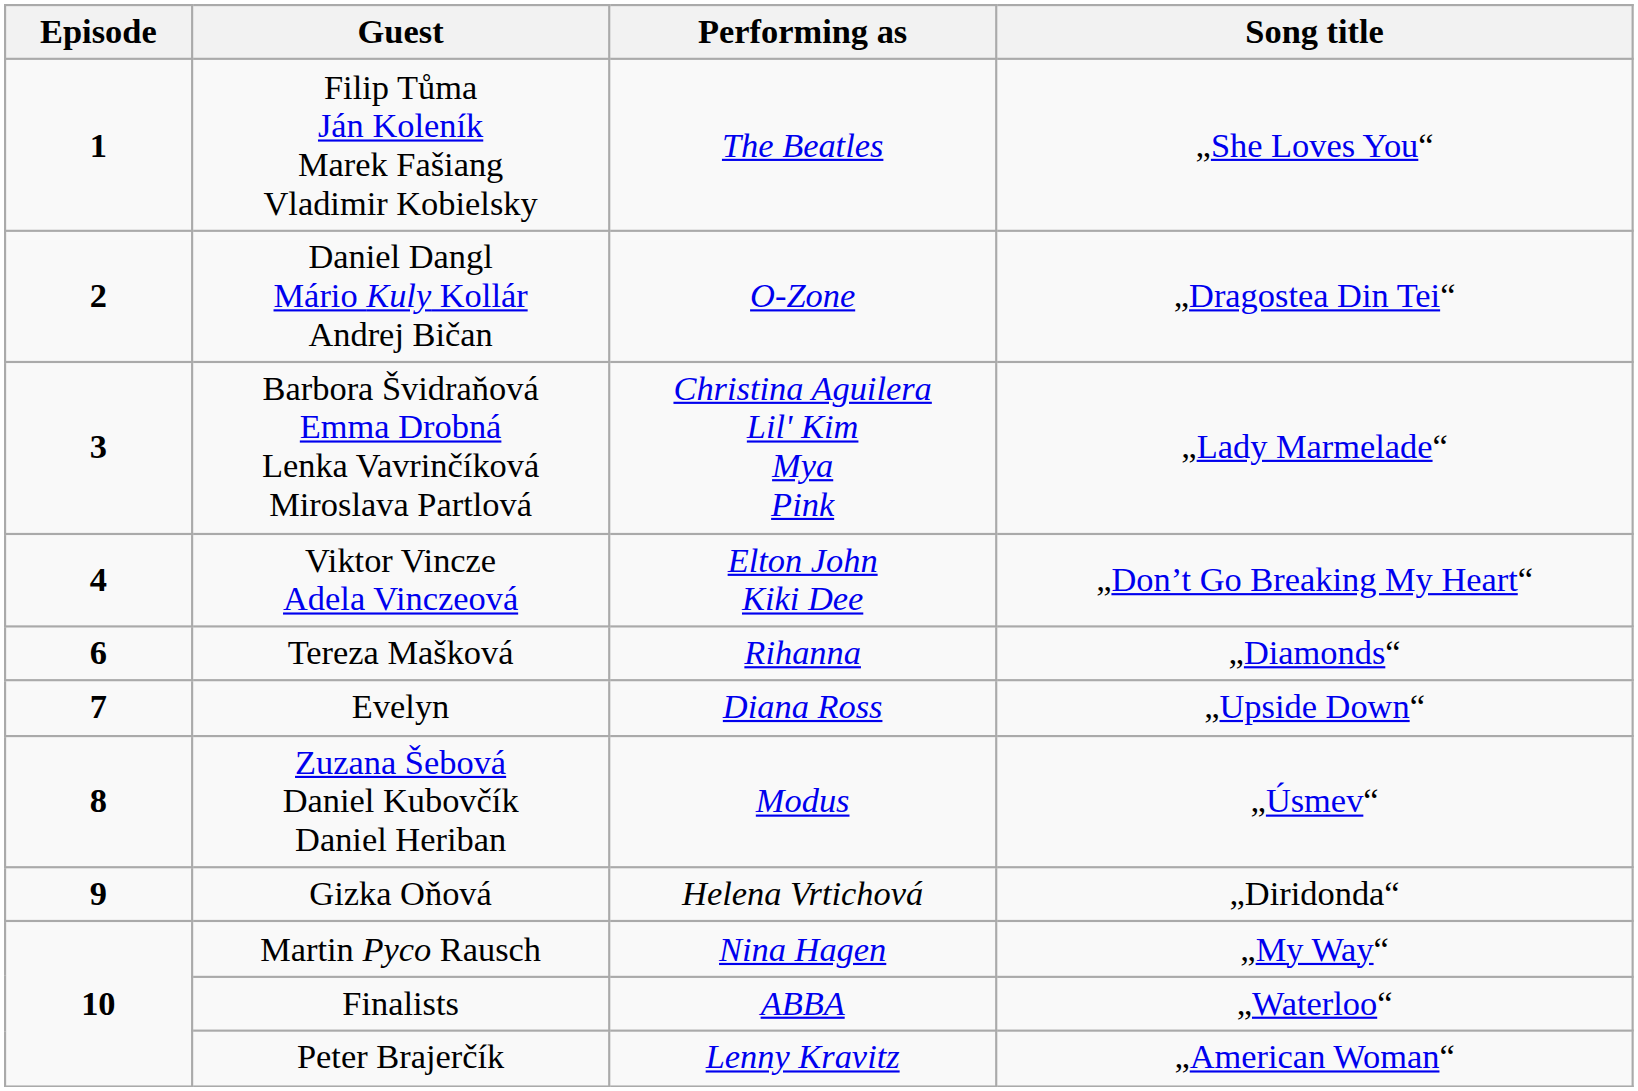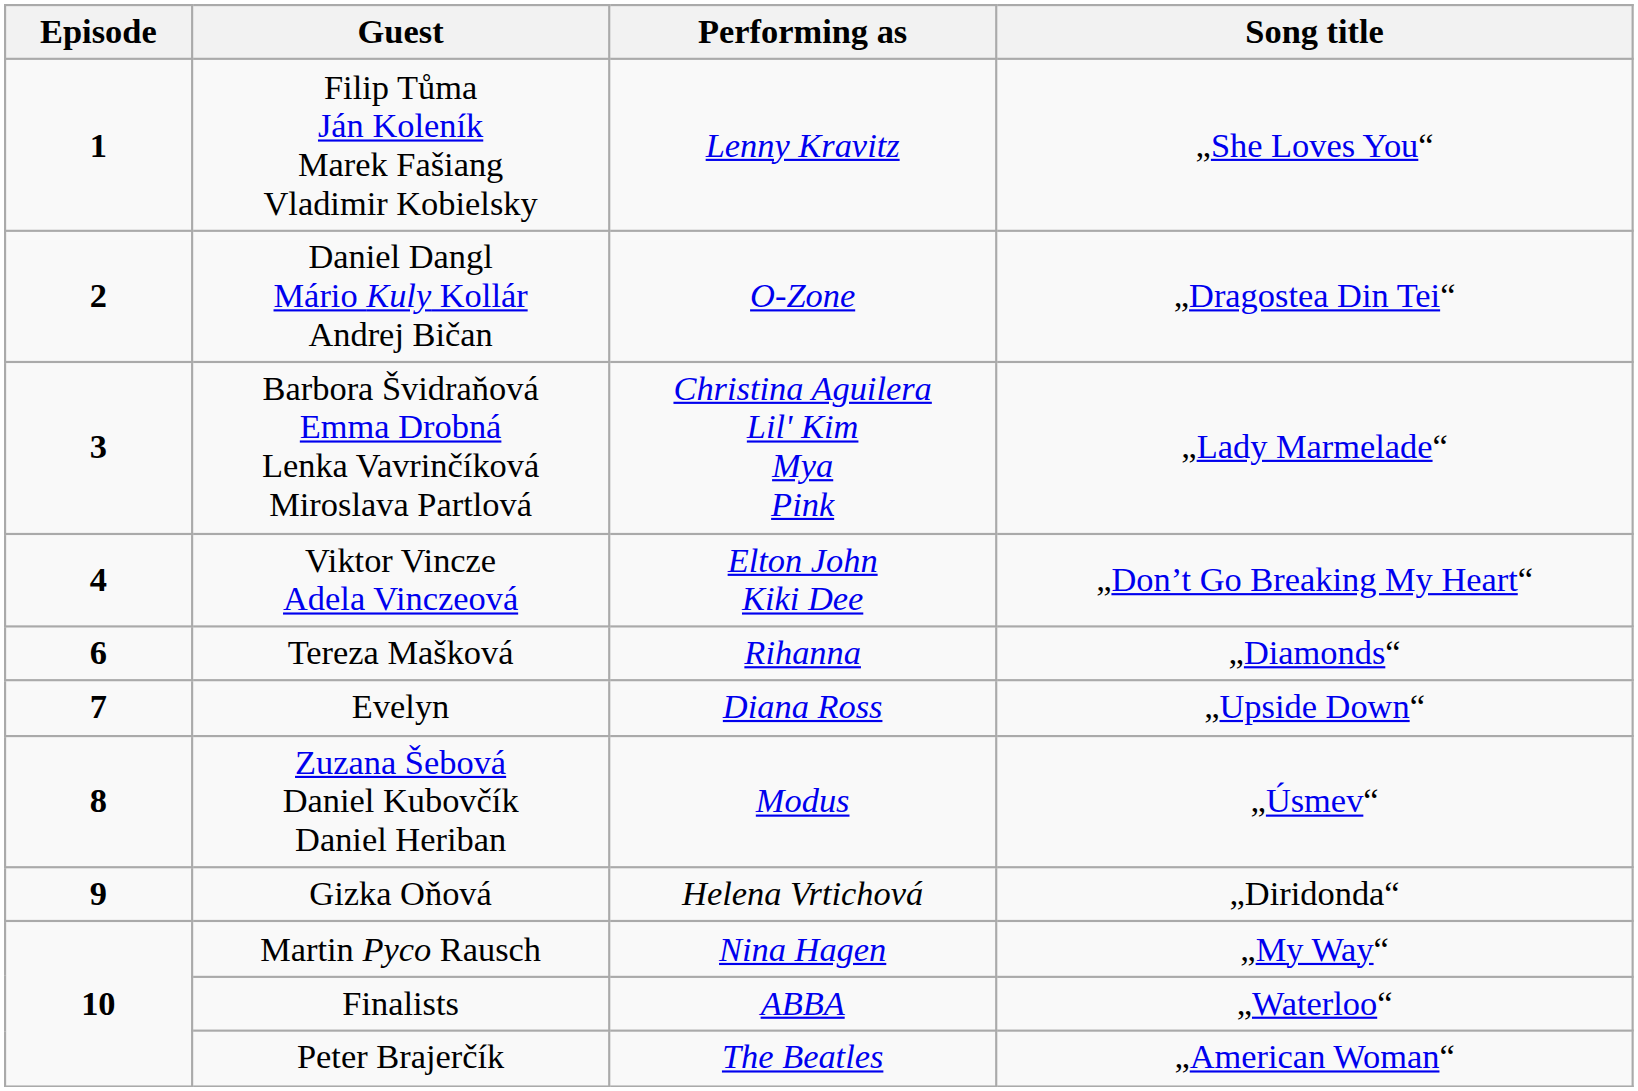(803, 144) The Beatles -> (803, 144) Lenny Kravitz
(803, 1057) Lenny Kravitz -> (803, 1057) The Beatles
